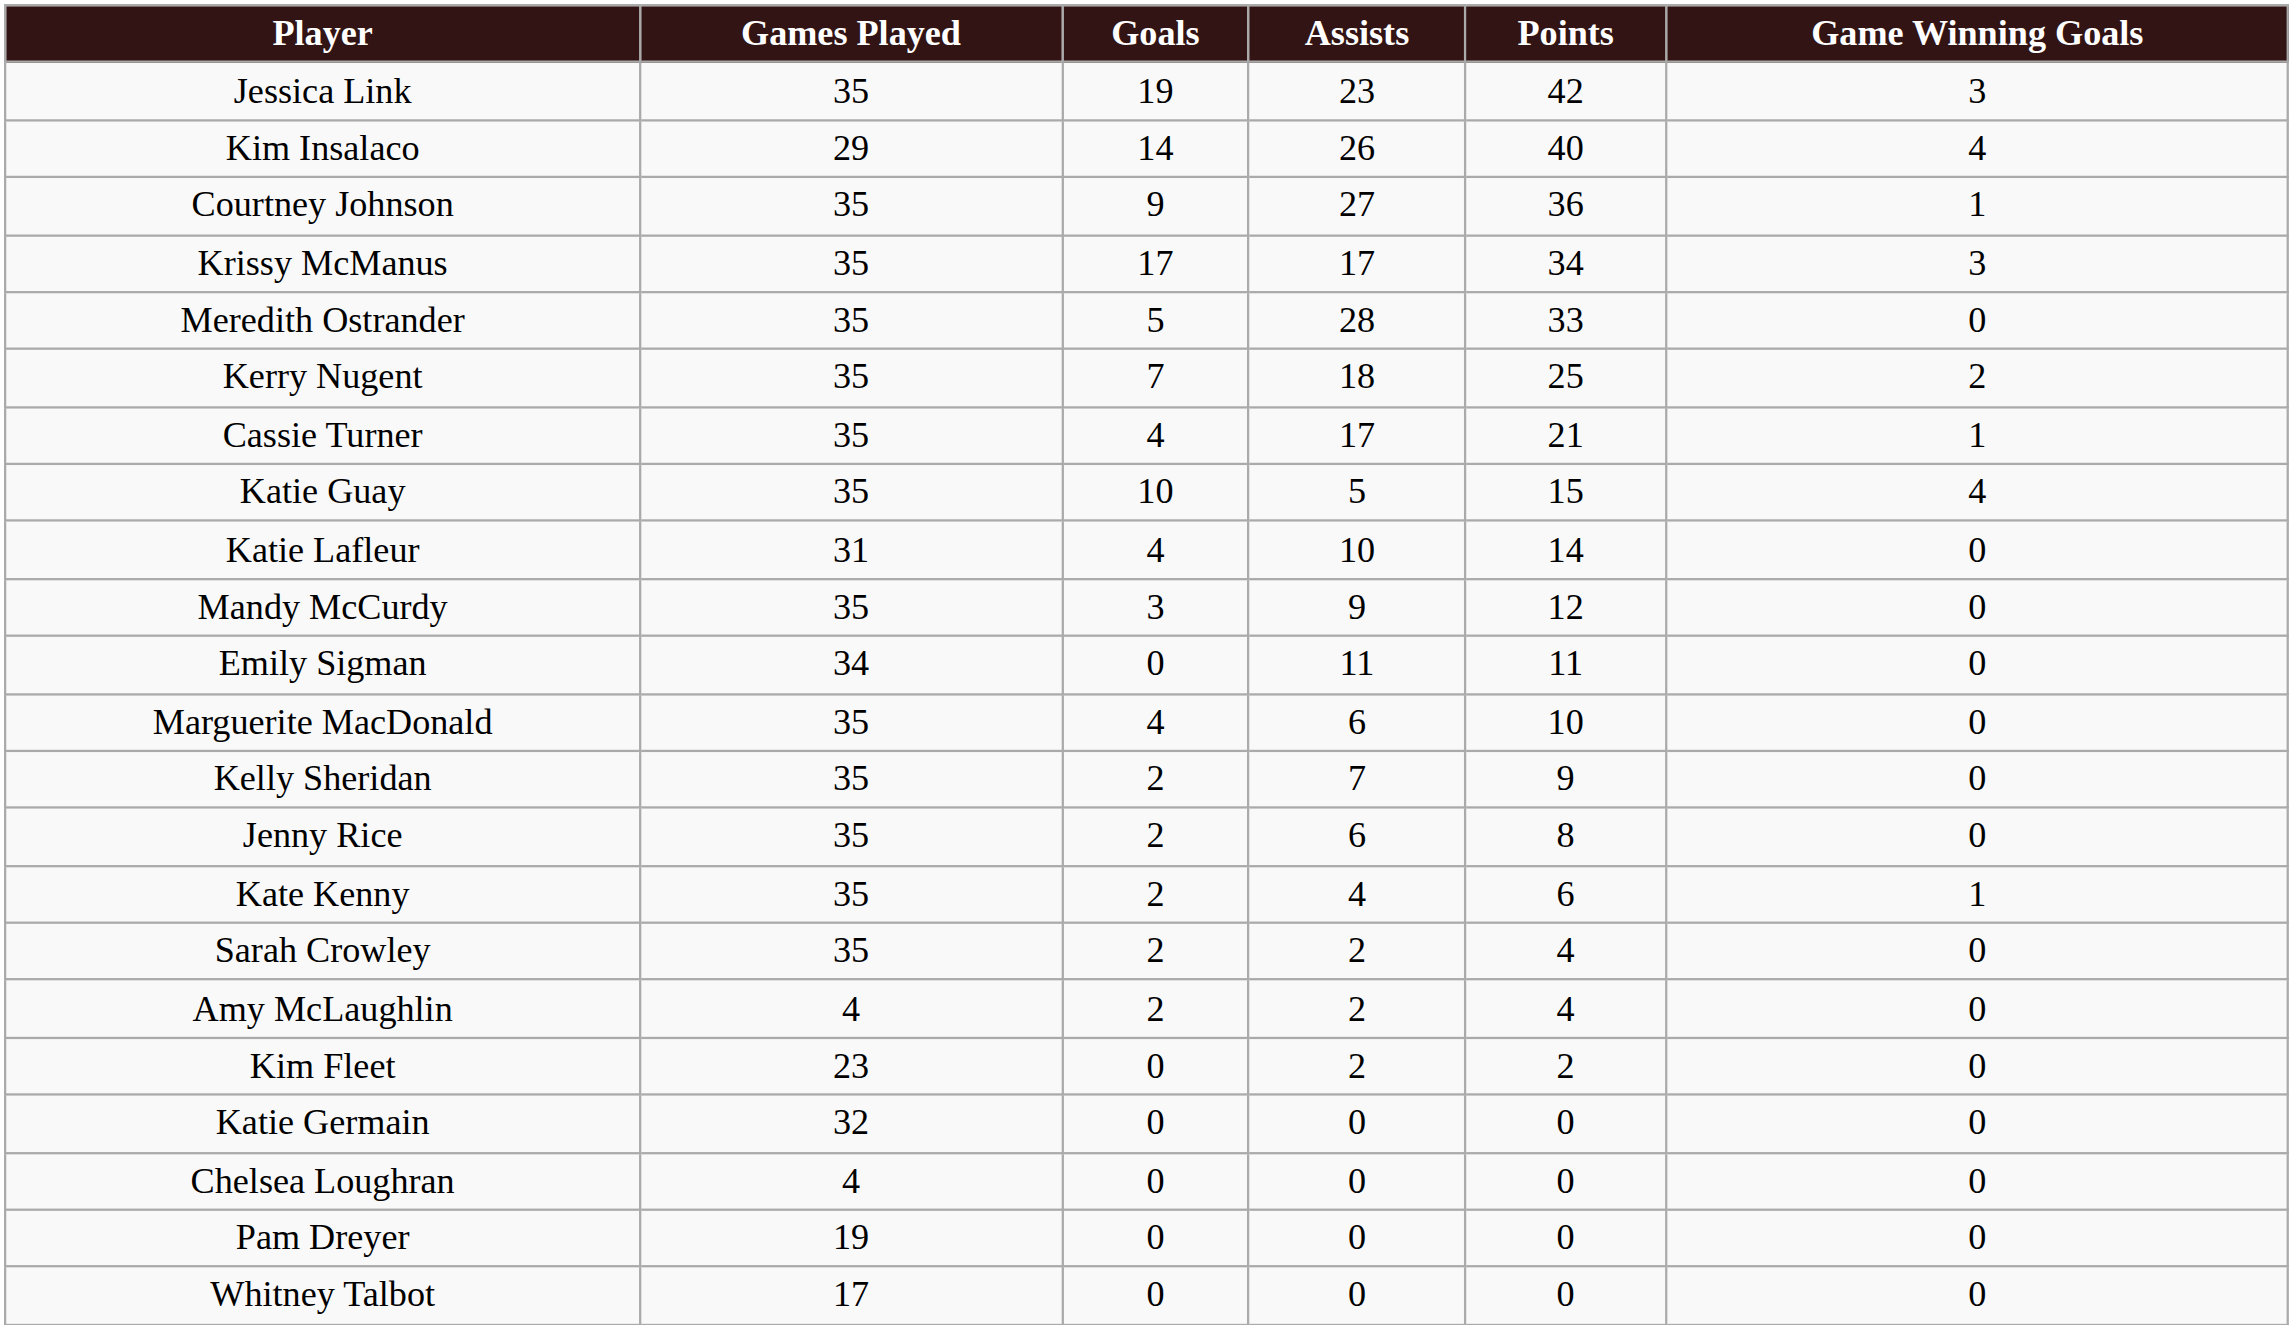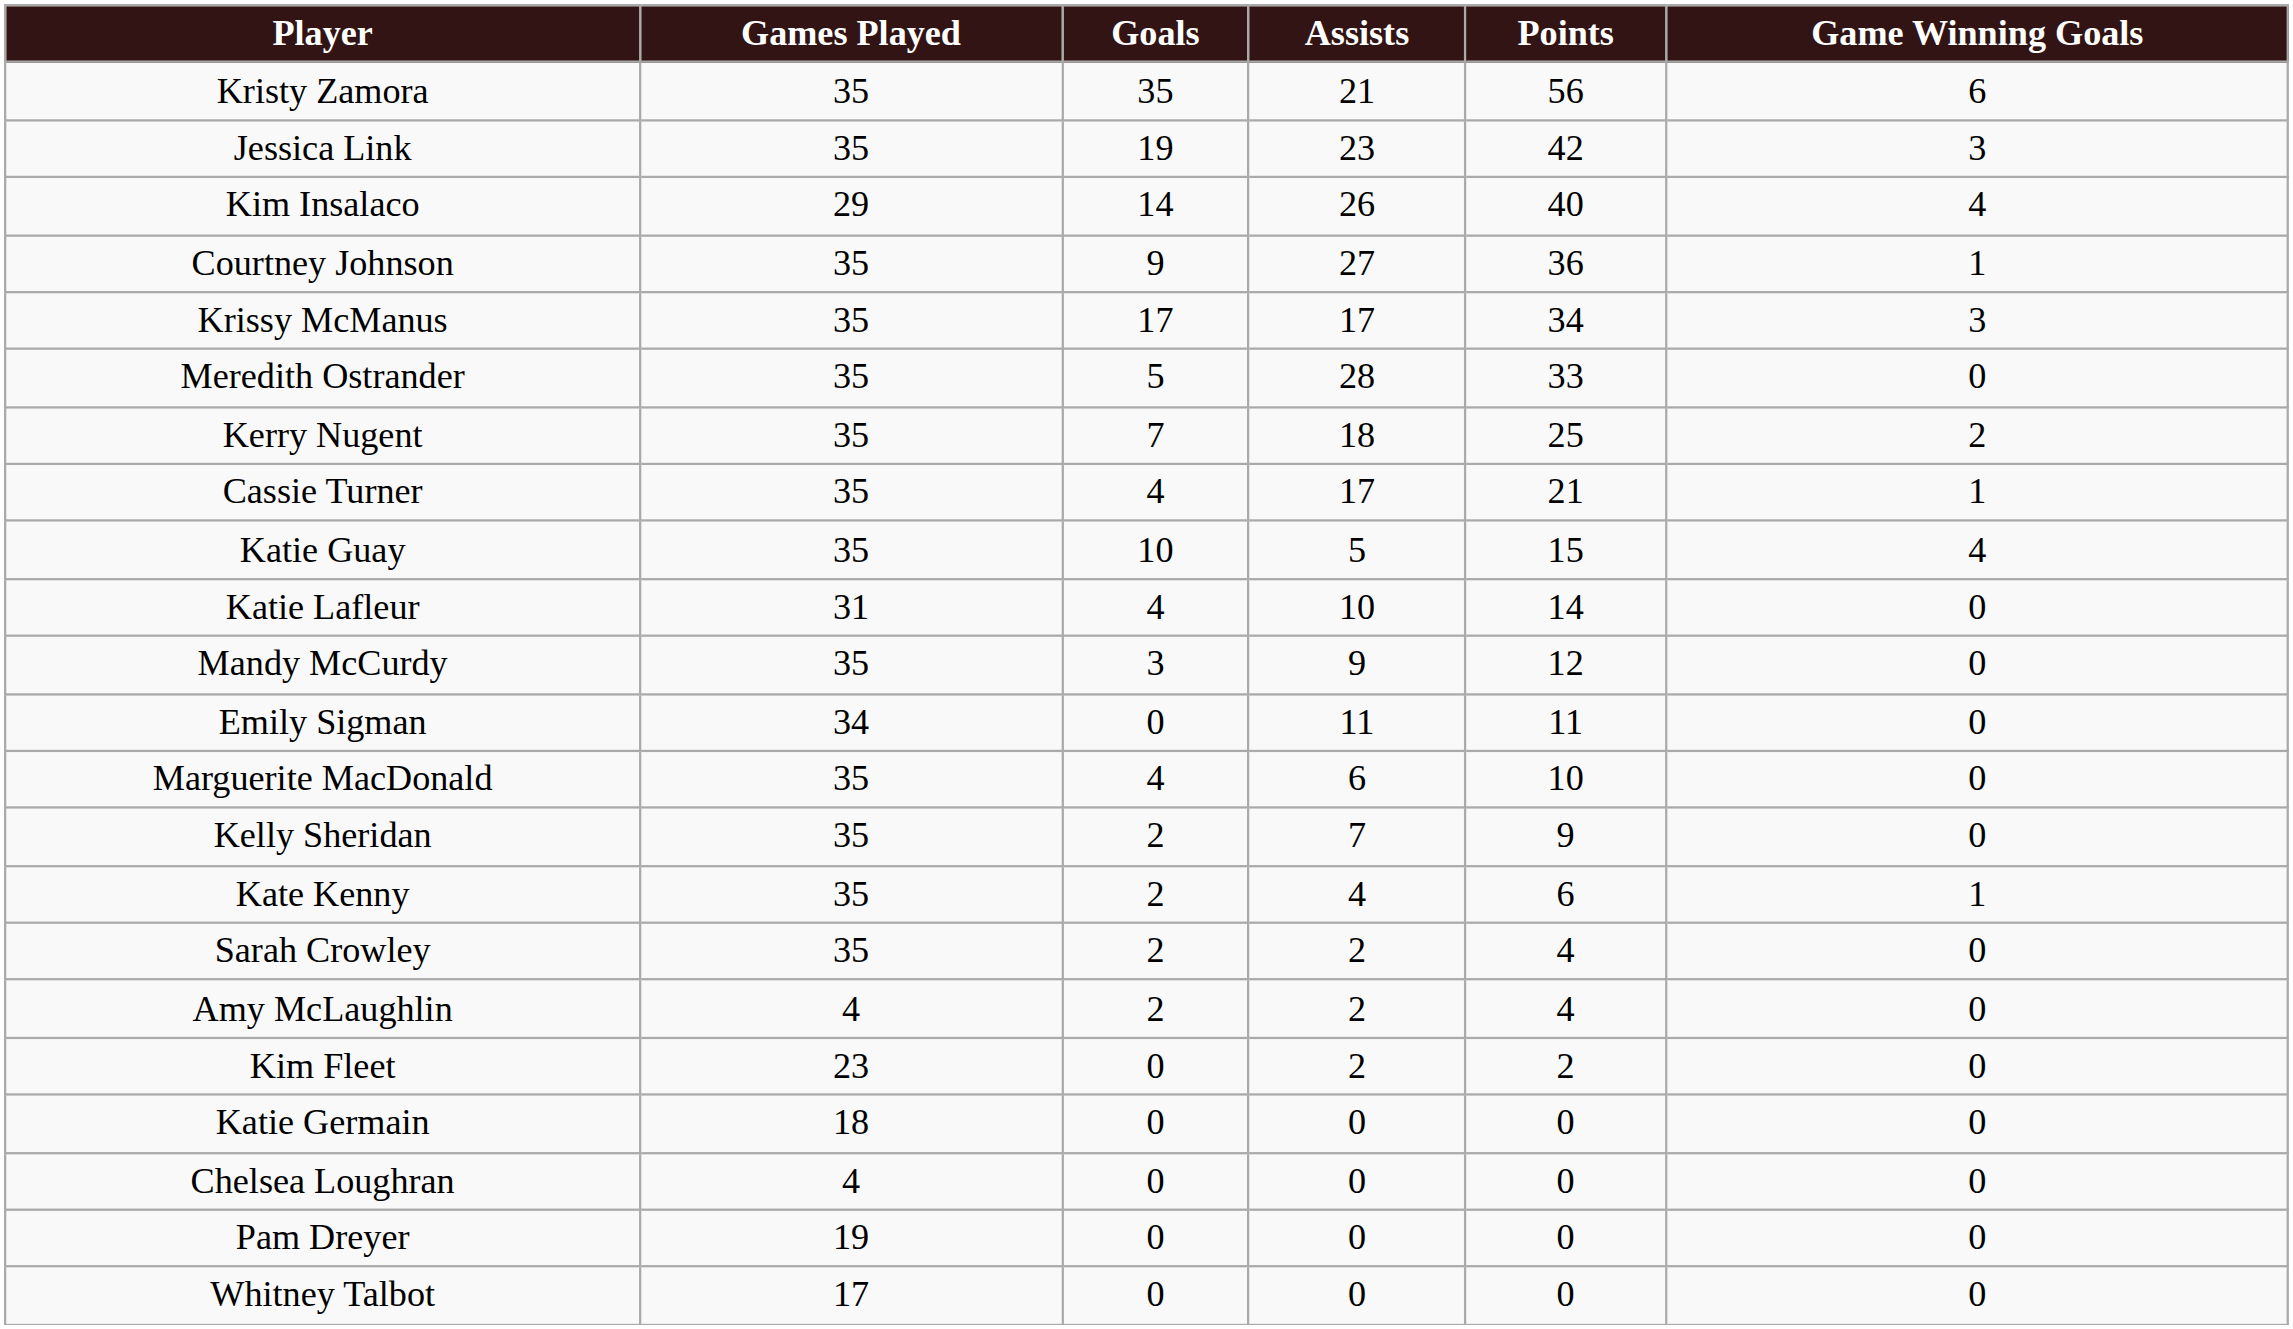+ row: (323, 90)
- row: (323, 836)
(851, 1122) 32 -> (851, 1122) 18
